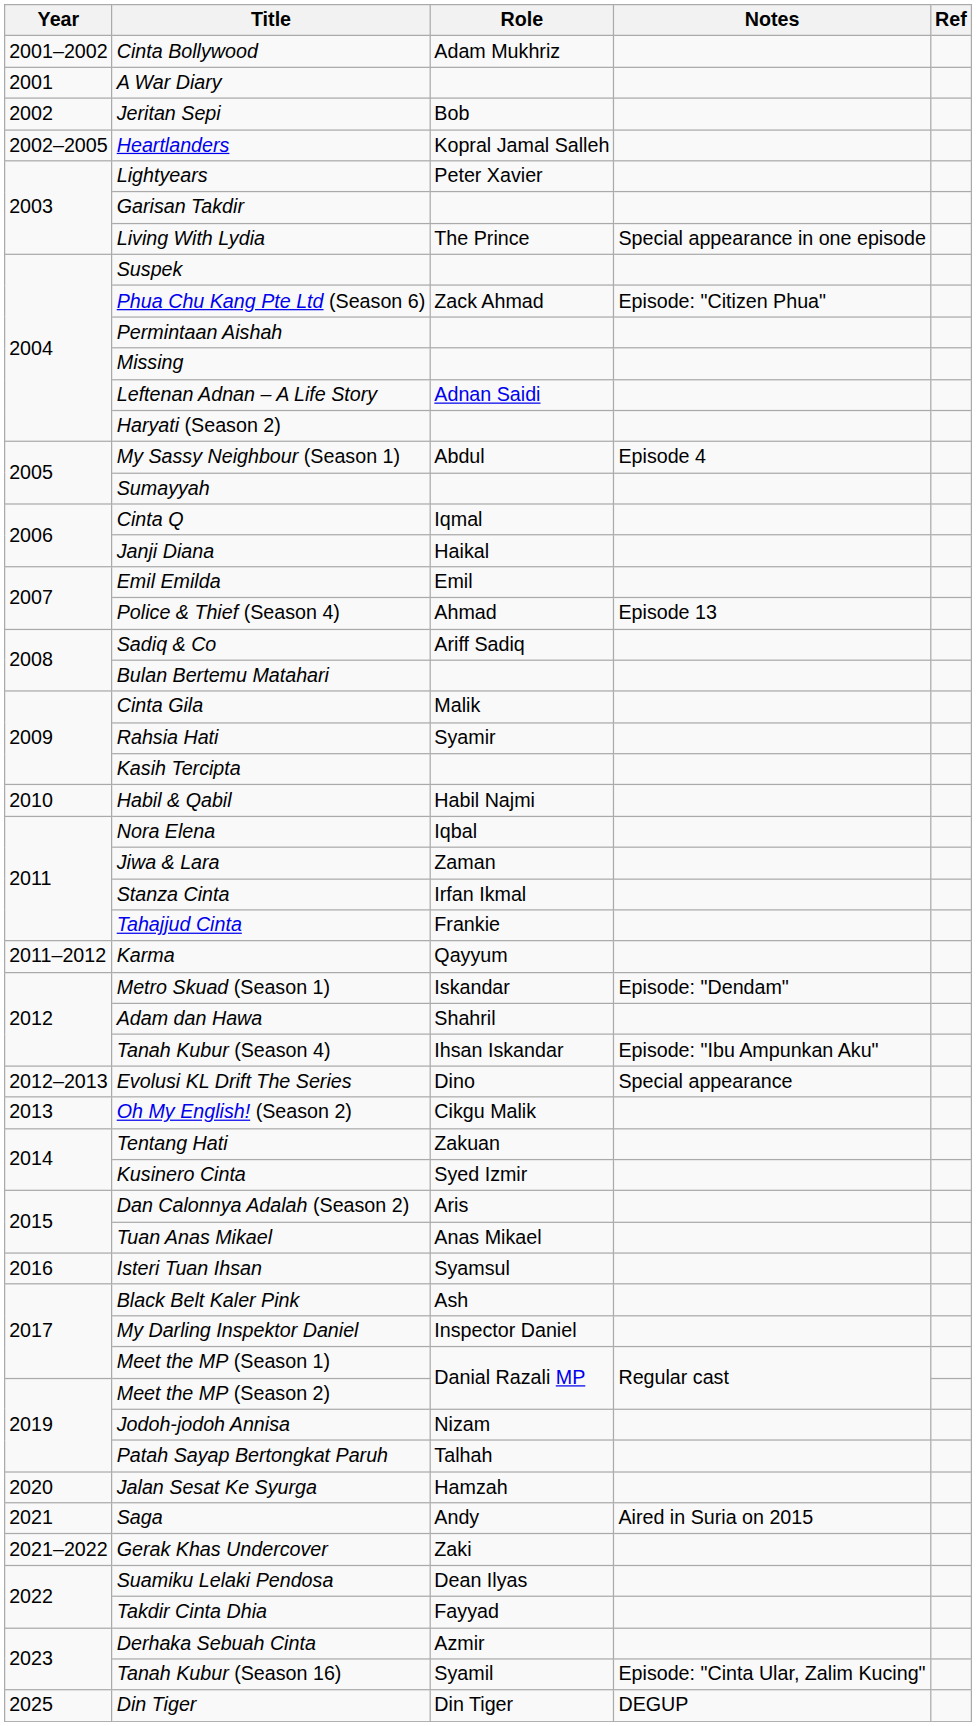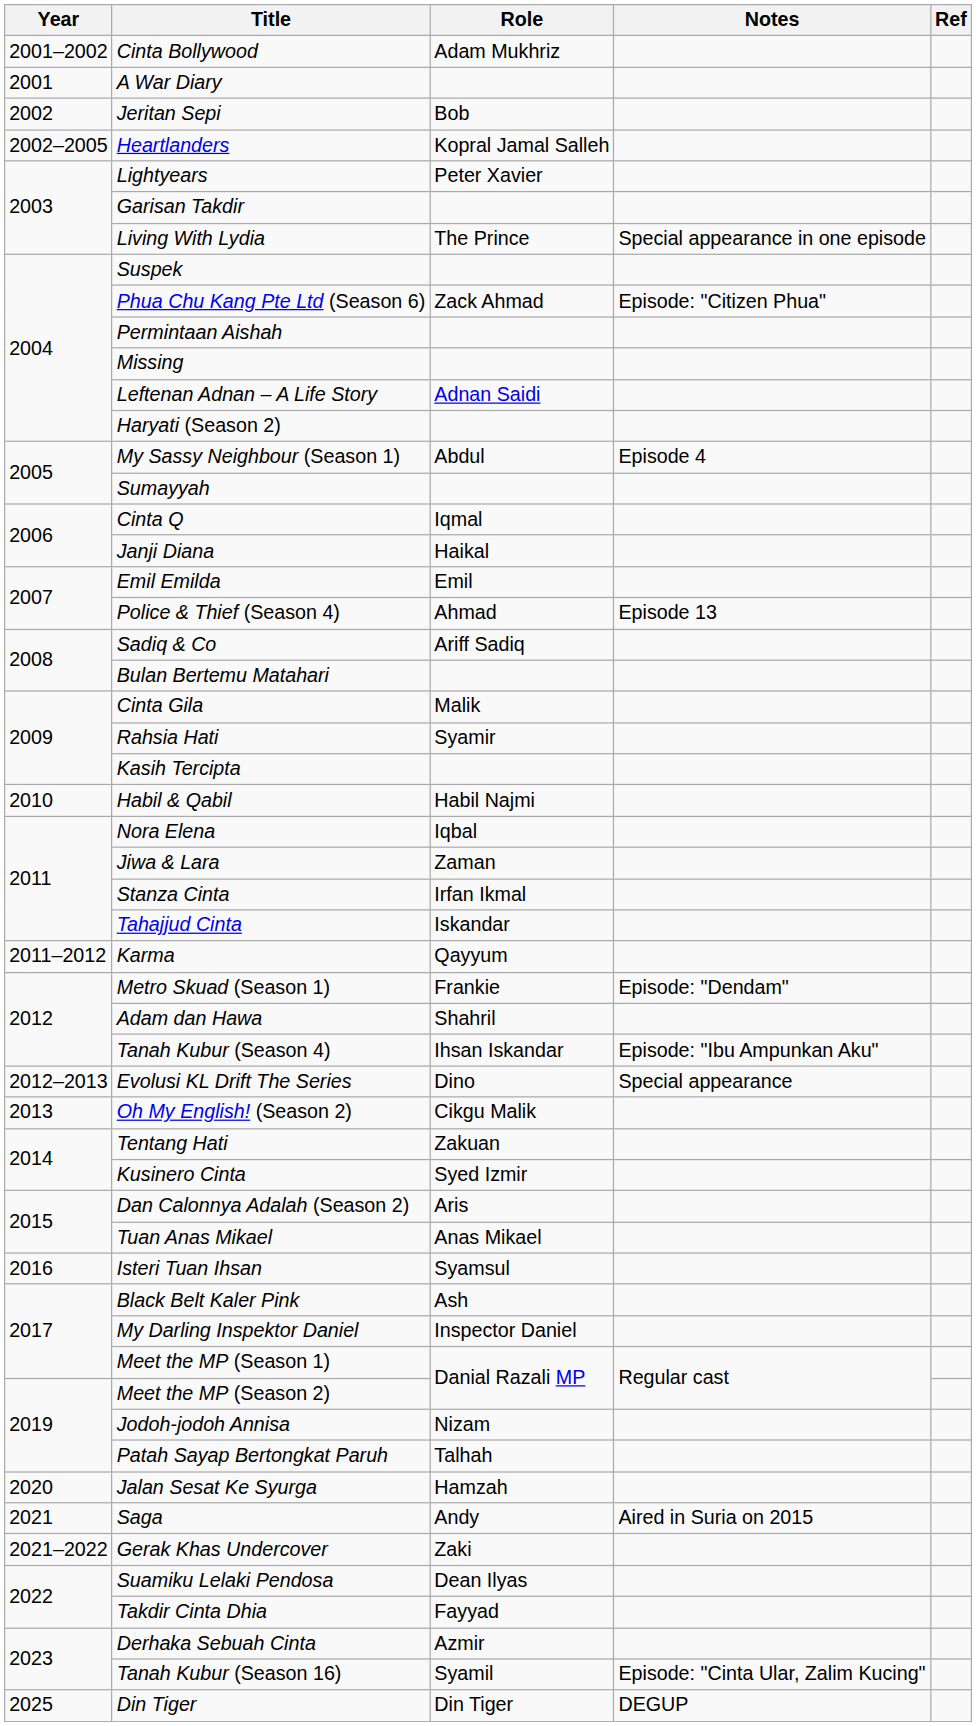(467, 925) Frankie -> (472, 925) Iskandar
(472, 987) Iskandar -> (467, 987) Frankie
